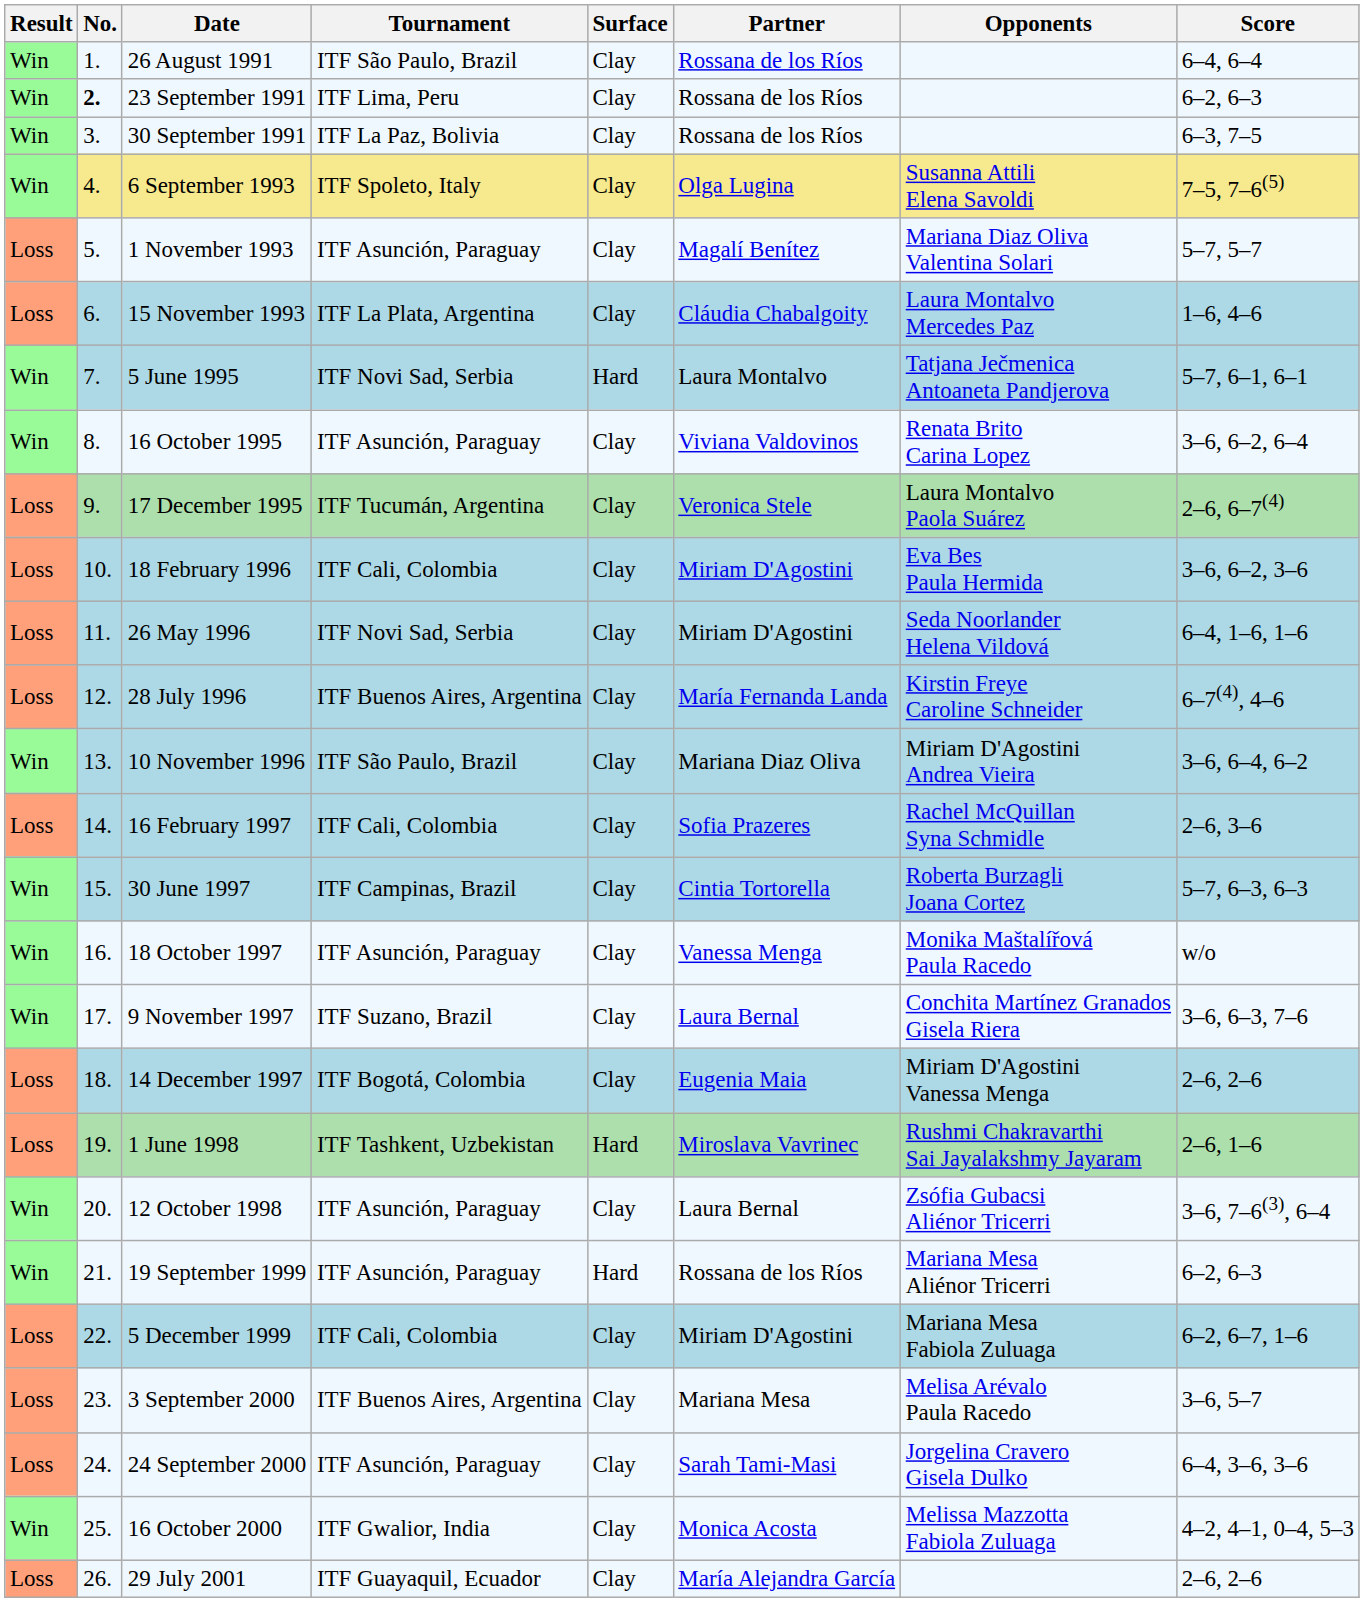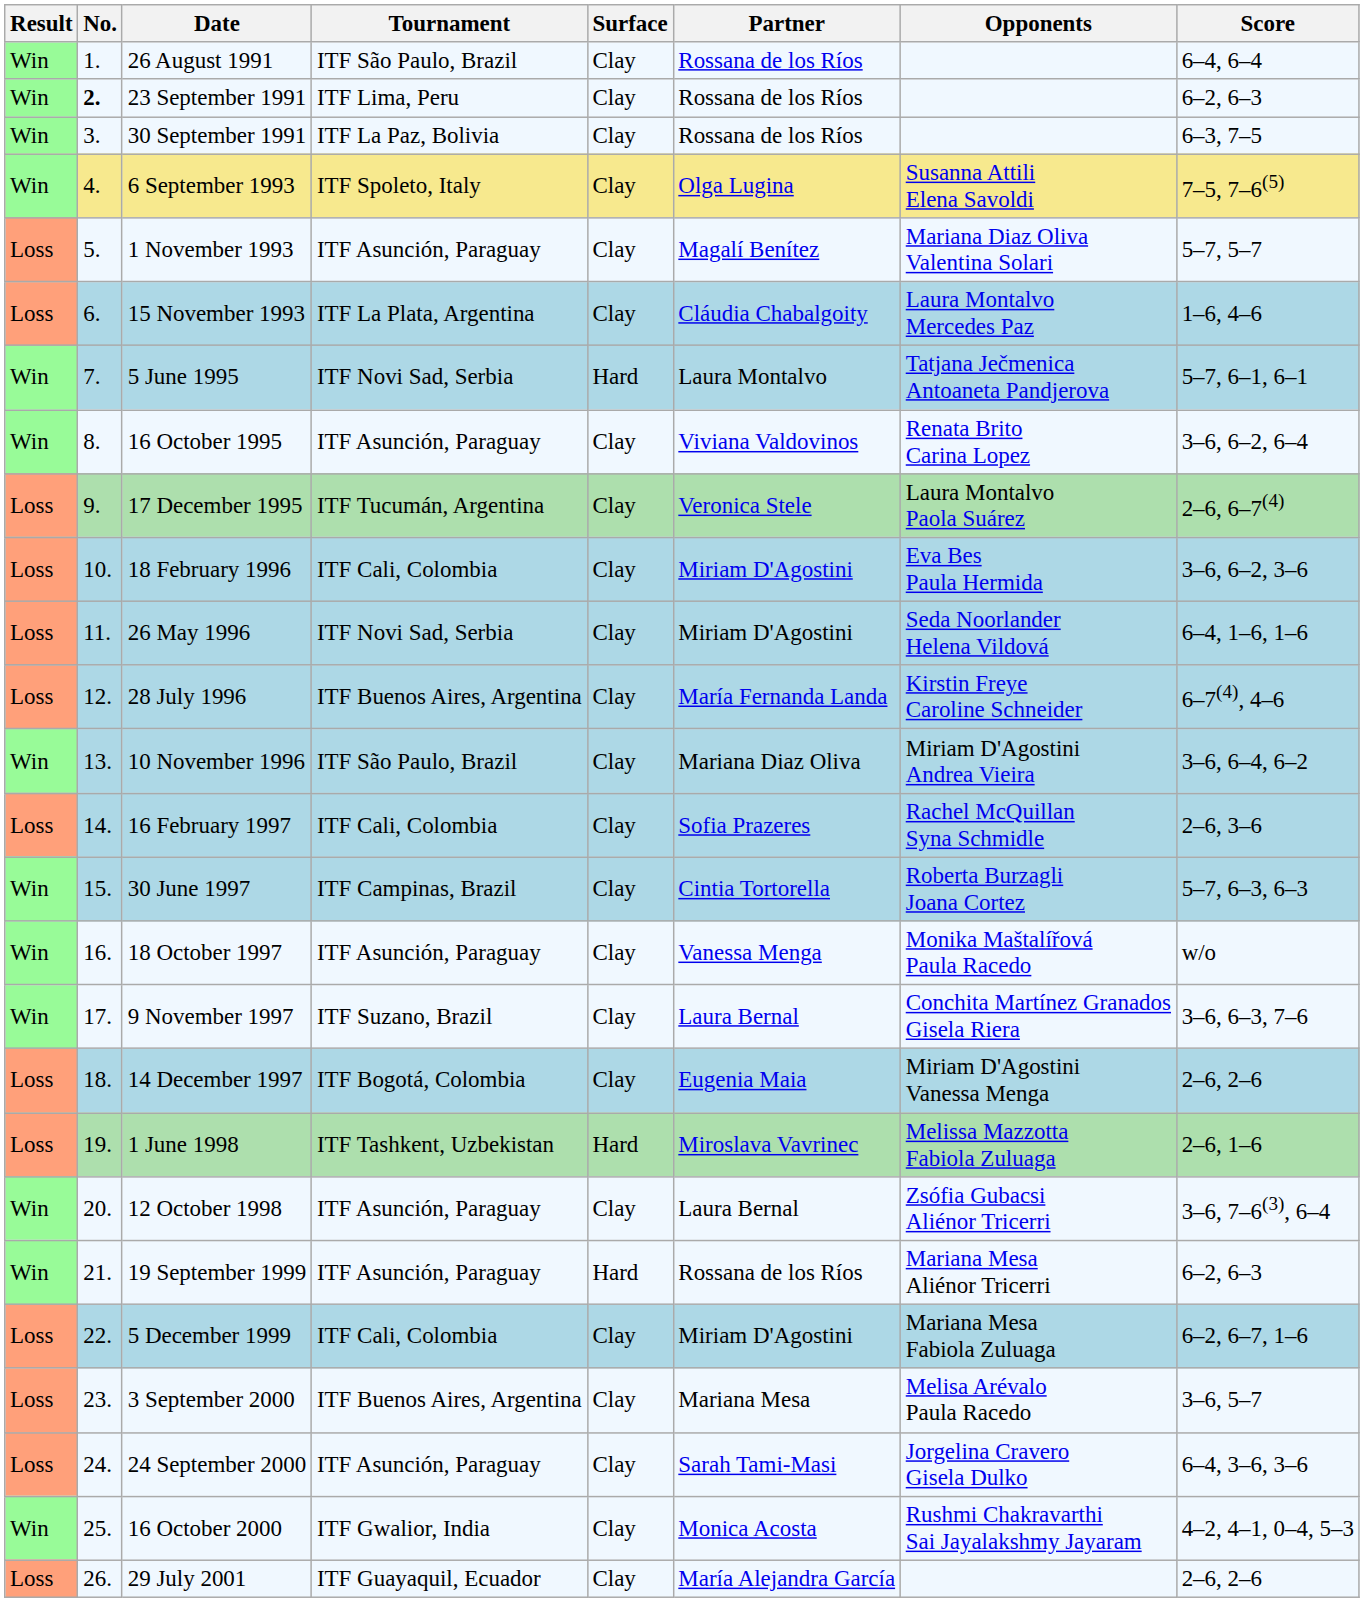(1024, 1143) Rushmi Chakravarthi Sai Jayalakshmy Jayaram -> (987, 1143) Melissa Mazzotta Fabiola Zuluaga
(987, 1527) Melissa Mazzotta Fabiola Zuluaga -> (1024, 1527) Rushmi Chakravarthi Sai Jayalakshmy Jayaram
